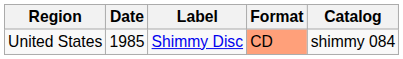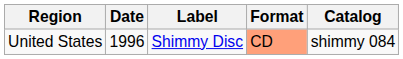(127, 41) 1985 -> (127, 41) 1996
